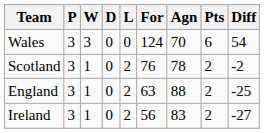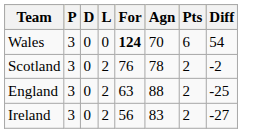- column: (91, 17)
(152, 41) normal -> (130, 41) bold
